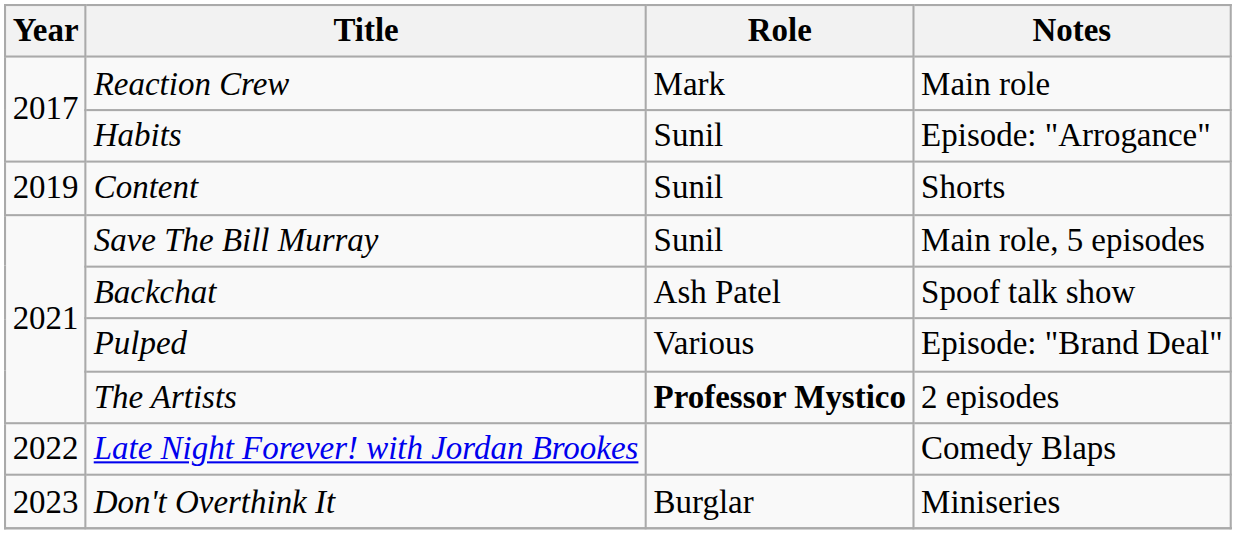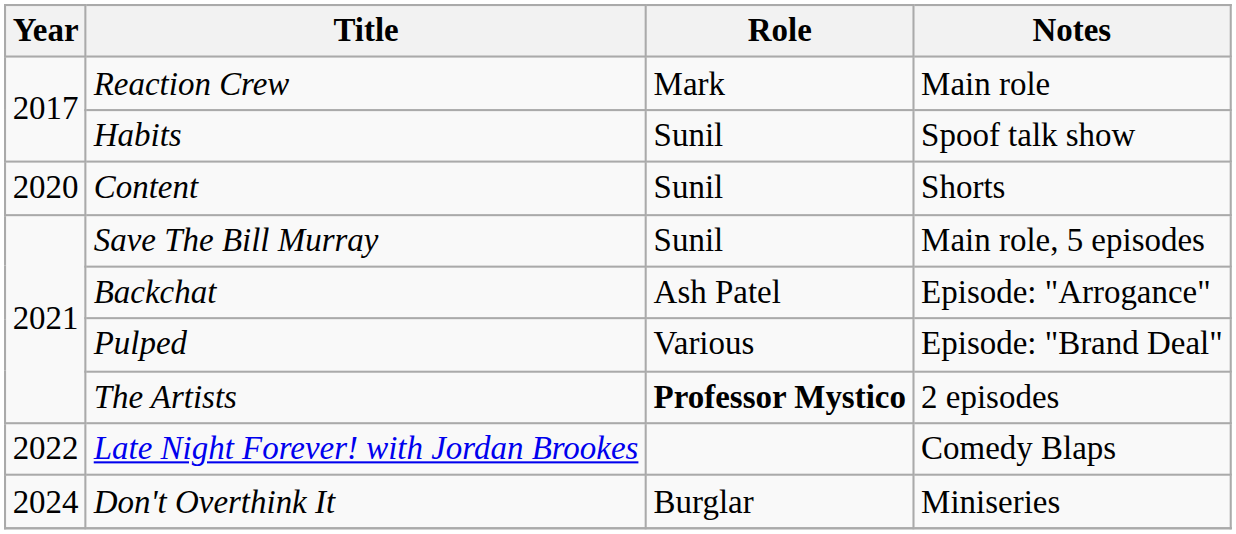(1066, 135) Episode: "Arrogance" -> (1028, 135) Spoof talk show
(46, 187) 2019 -> (46, 187) 2020
(1028, 291) Spoof talk show -> (1066, 291) Episode: "Arrogance"
(46, 501) 2023 -> (46, 501) 2024
